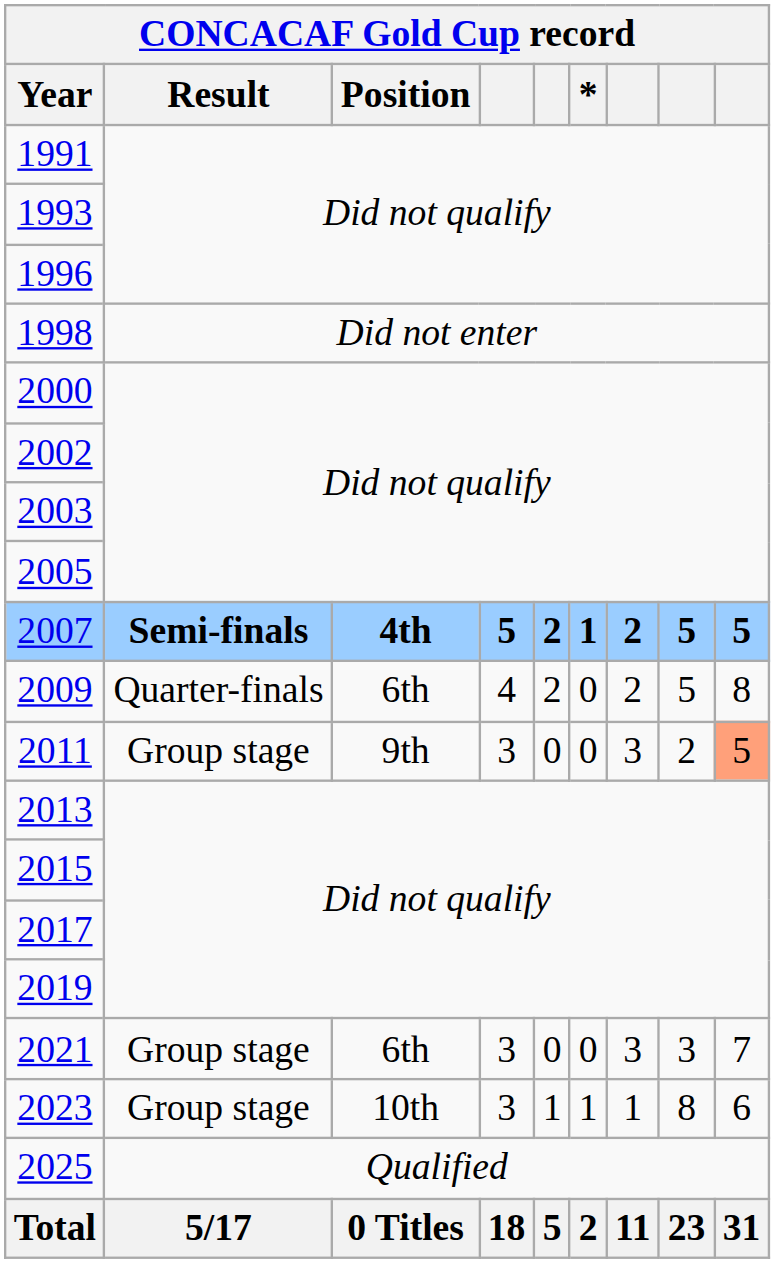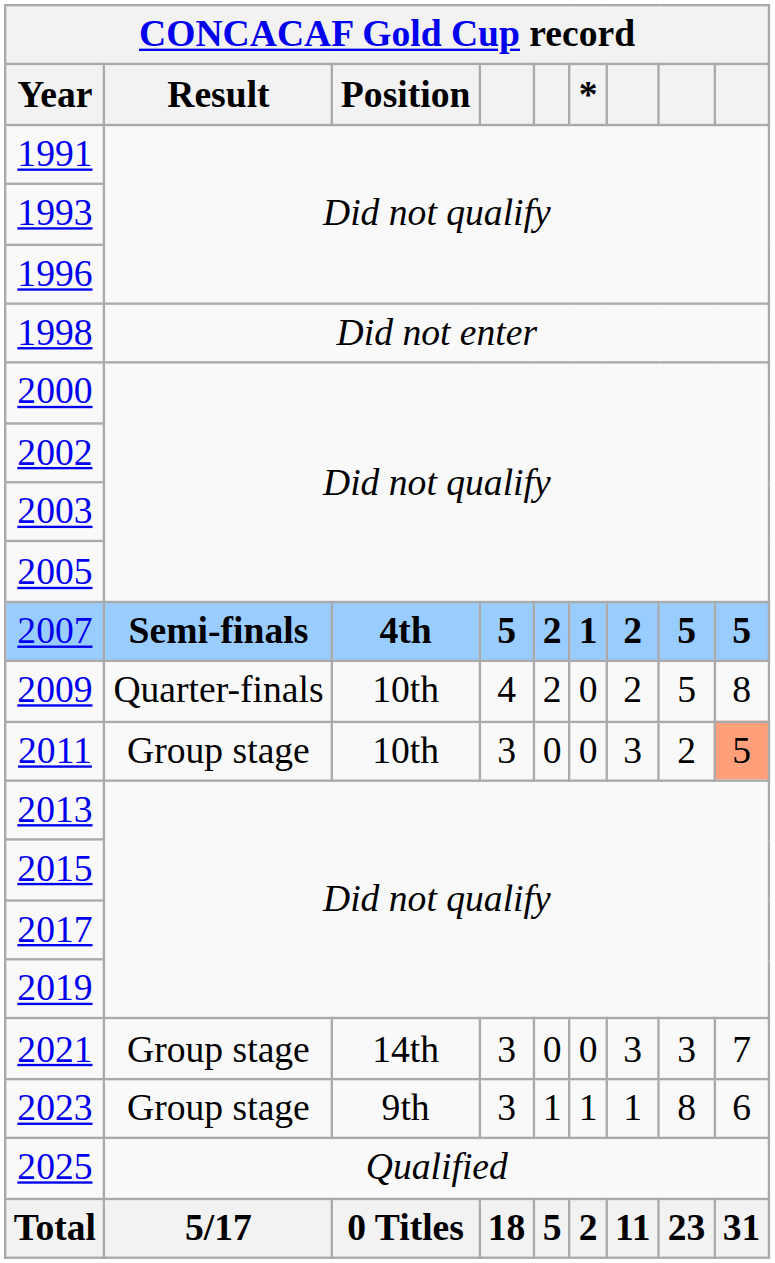(406, 690) 6th -> (406, 690) 10th
(406, 749) 9th -> (406, 749) 10th
(406, 1048) 6th -> (406, 1048) 14th
(406, 1107) 10th -> (406, 1107) 9th
